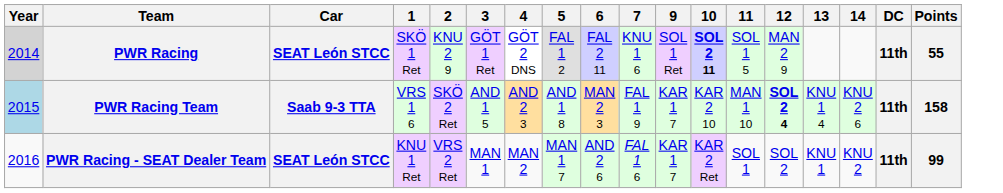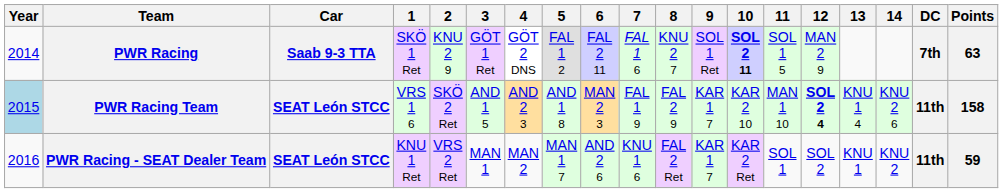+ column: (674, 15)
(24, 53) lightgrey background -> (24, 53) no background
(331, 53) SEAT León STCC -> (331, 53) Saab 9-3 TTA
(637, 53) KNU 1 6 -> (637, 53) FAL 1 6
(894, 53) 11th -> (930, 53) 7th
(936, 53) 55 -> (973, 53) 63
(331, 107) Saab 9-3 TTA -> (331, 107) SEAT León STCC
(637, 160) FAL 1 6 -> (637, 160) KNU 1 6
(936, 160) 99 -> (973, 160) 59
